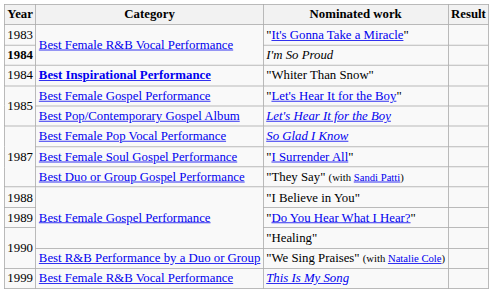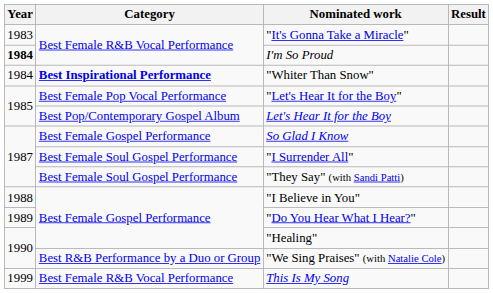(125, 95) Best Female Gospel Performance -> (132, 95) Best Female Pop Vocal Performance
(132, 136) Best Female Pop Vocal Performance -> (125, 136) Best Female Gospel Performance
(142, 177) Best Duo or Group Gospel Performance -> (138, 177) Best Female Soul Gospel Performance
